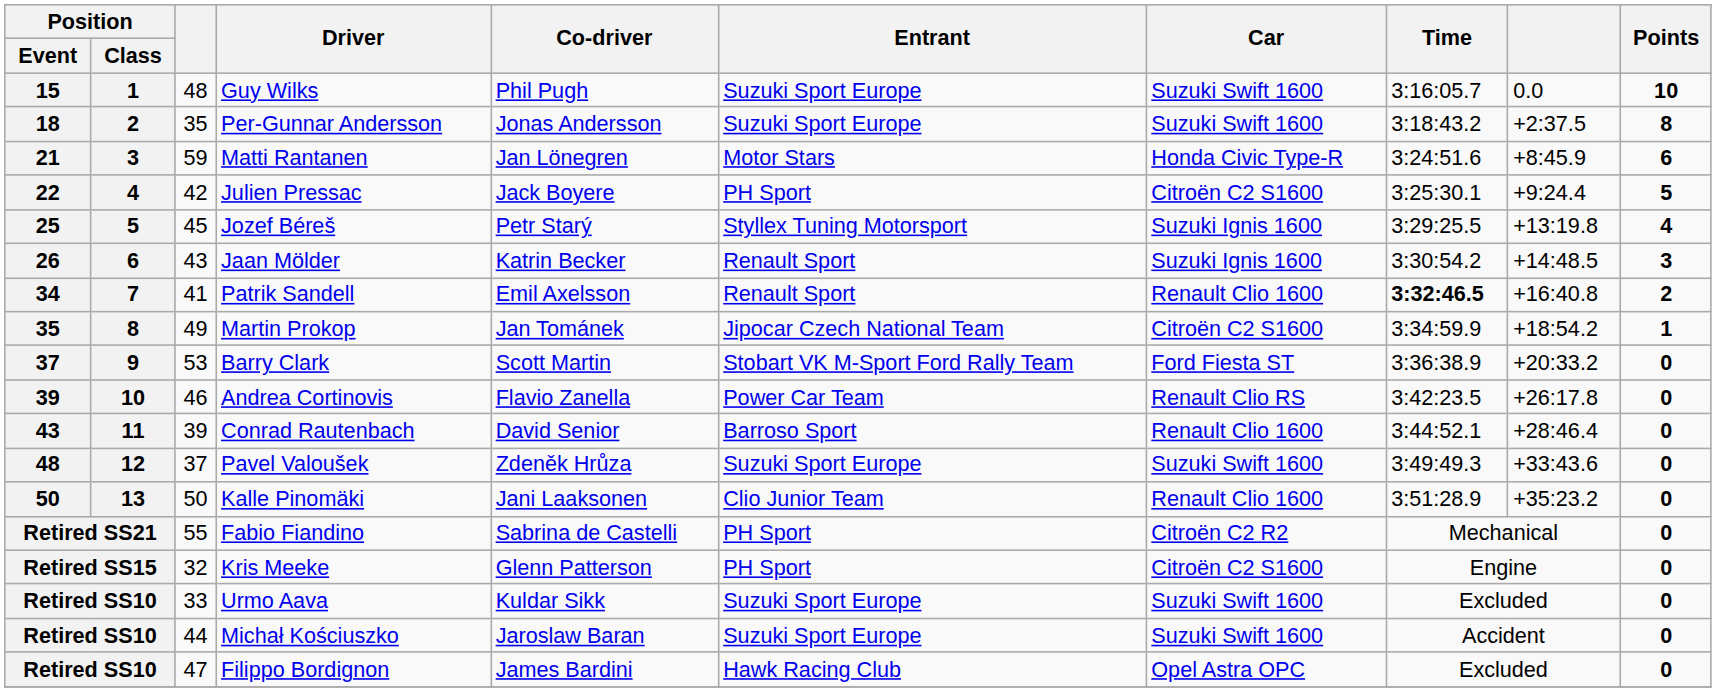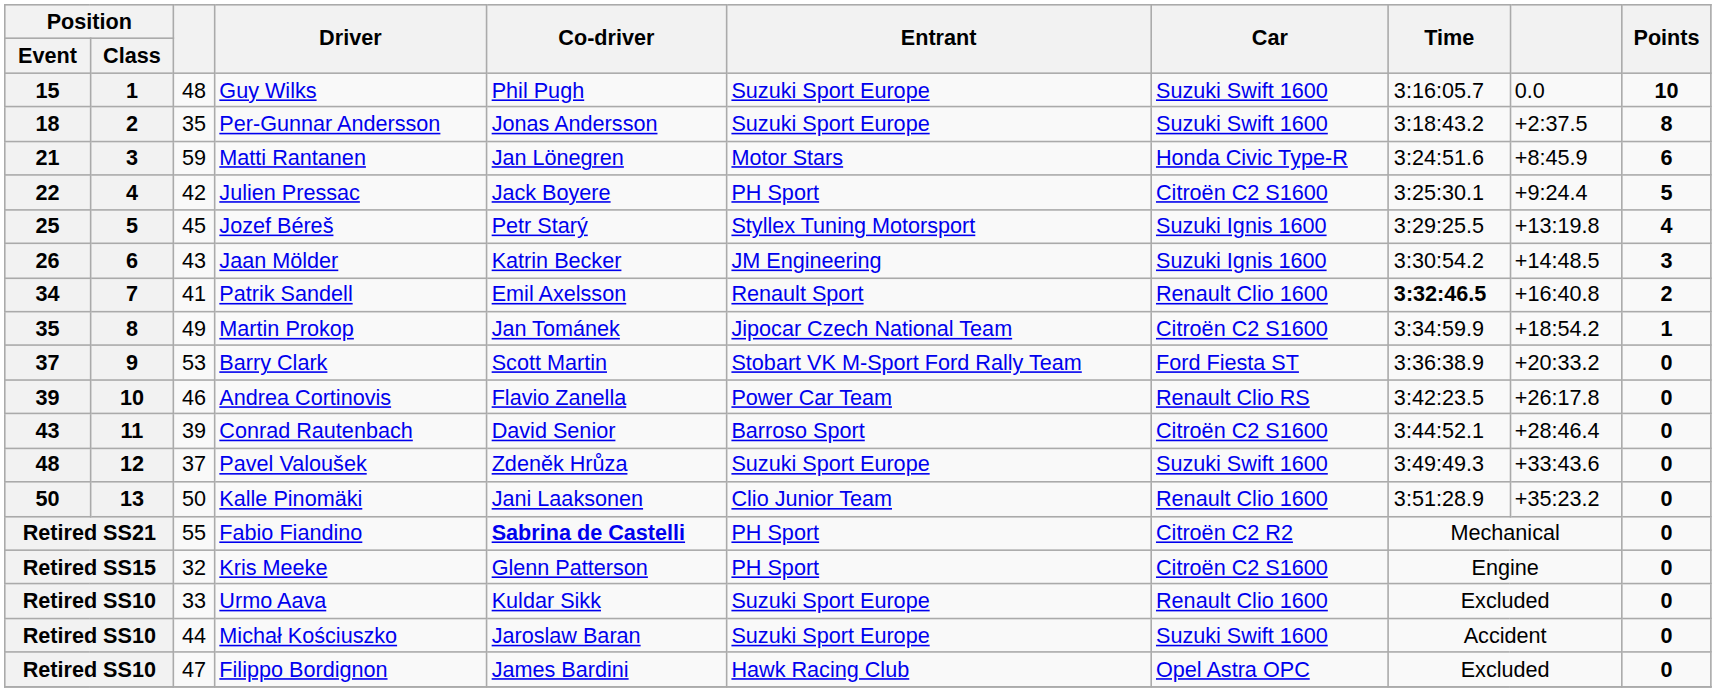(789, 260) Renault Sport -> (807, 260) JM Engineering
(1237, 430) Renault Clio 1600 -> (1242, 430) Citroën C2 S1600
(586, 533) normal -> (588, 533) bold
(1237, 601) Suzuki Swift 1600 -> (1242, 601) Renault Clio 1600
